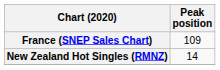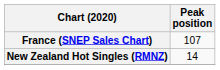(192, 40) 109 -> (192, 40) 107
